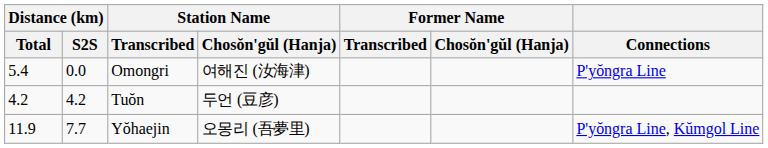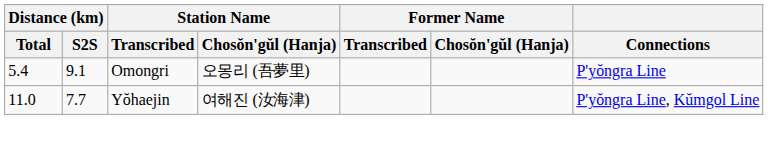(76, 71) 0.0 -> (76, 71) 9.1
(256, 71) 여해진 (汝海津) -> (256, 71) 오몽리 (吾夢里)
- row: (128, 100)
(22, 129) 11.9 -> (22, 100) 11.0
(256, 129) 오몽리 (吾夢里) -> (256, 100) 여해진 (汝海津)
